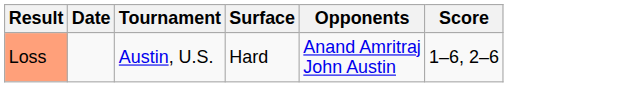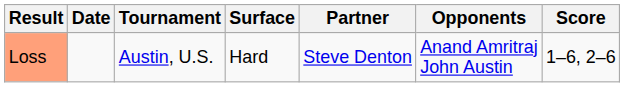+ column: (358, 18)
